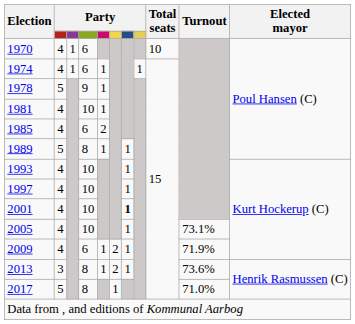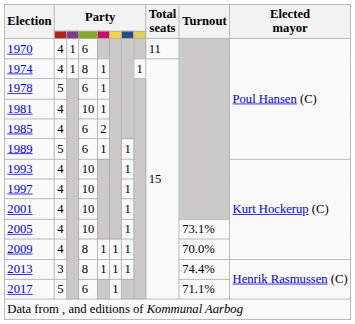(155, 48) 10 -> (155, 48) 11
(85, 68) 6 -> (85, 68) 8
(85, 88) 9 -> (85, 88) 6
(85, 149) 8 -> (85, 149) 6
(128, 209) bold -> (128, 209) normal
(85, 249) 6 -> (85, 249) 8
(115, 249) 2 -> (115, 249) 1
(199, 249) 71.9% -> (199, 249) 70.0%
(115, 269) 2 -> (115, 269) 1
(199, 269) 73.6% -> (199, 269) 74.4%
(85, 289) 8 -> (85, 289) 6
(199, 289) 71.0% -> (199, 289) 71.1%
